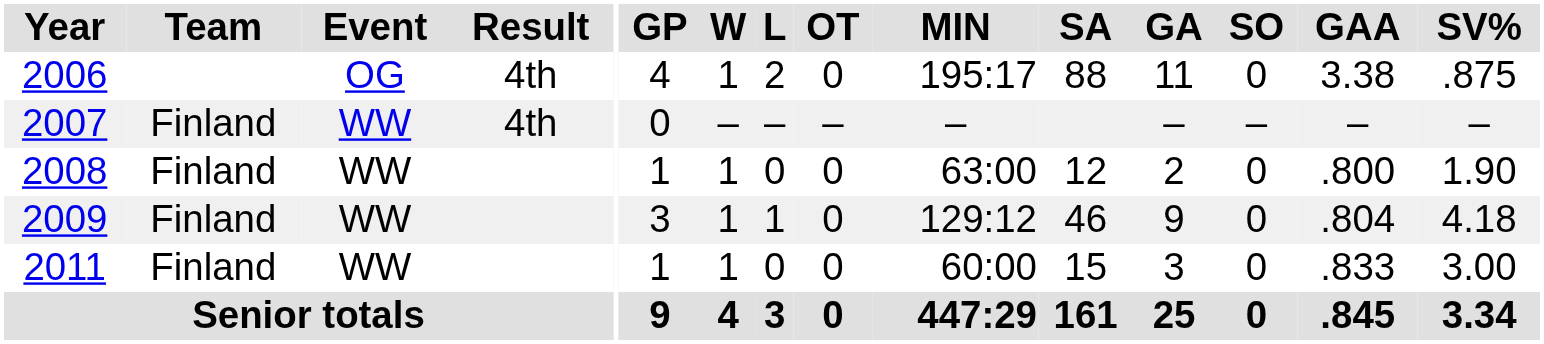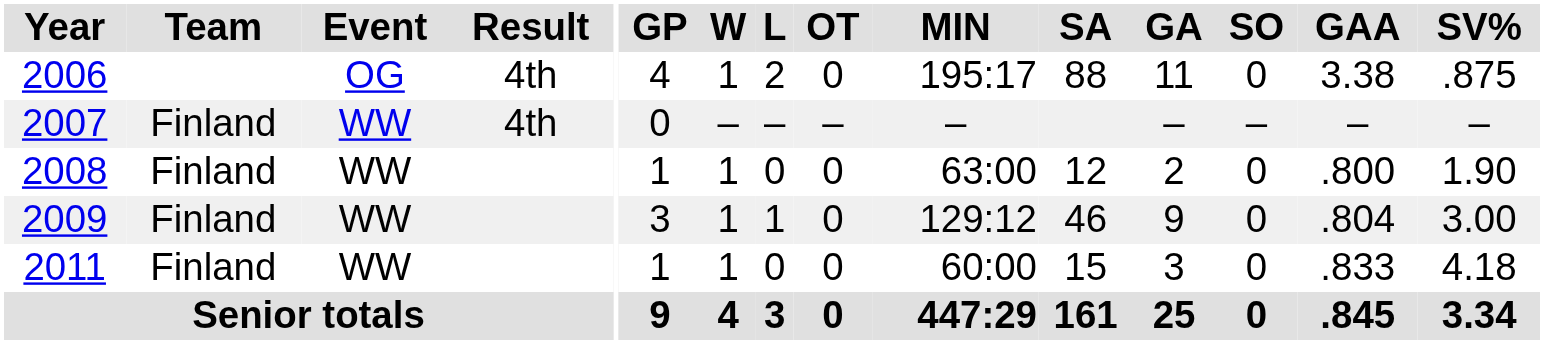(1479, 219) 4.18 -> (1479, 219) 3.00
(1479, 267) 3.00 -> (1479, 267) 4.18
